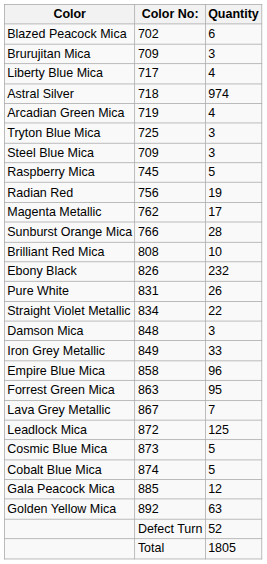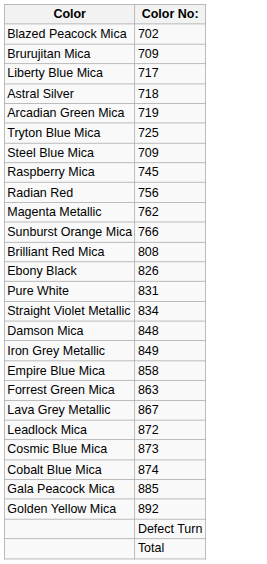- column: (233, 14)
